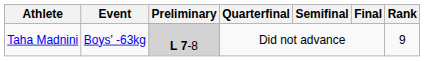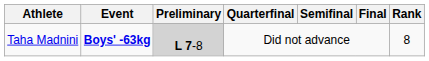(115, 40) normal -> (117, 40) bold
(402, 40) 9 -> (407, 40) 8
